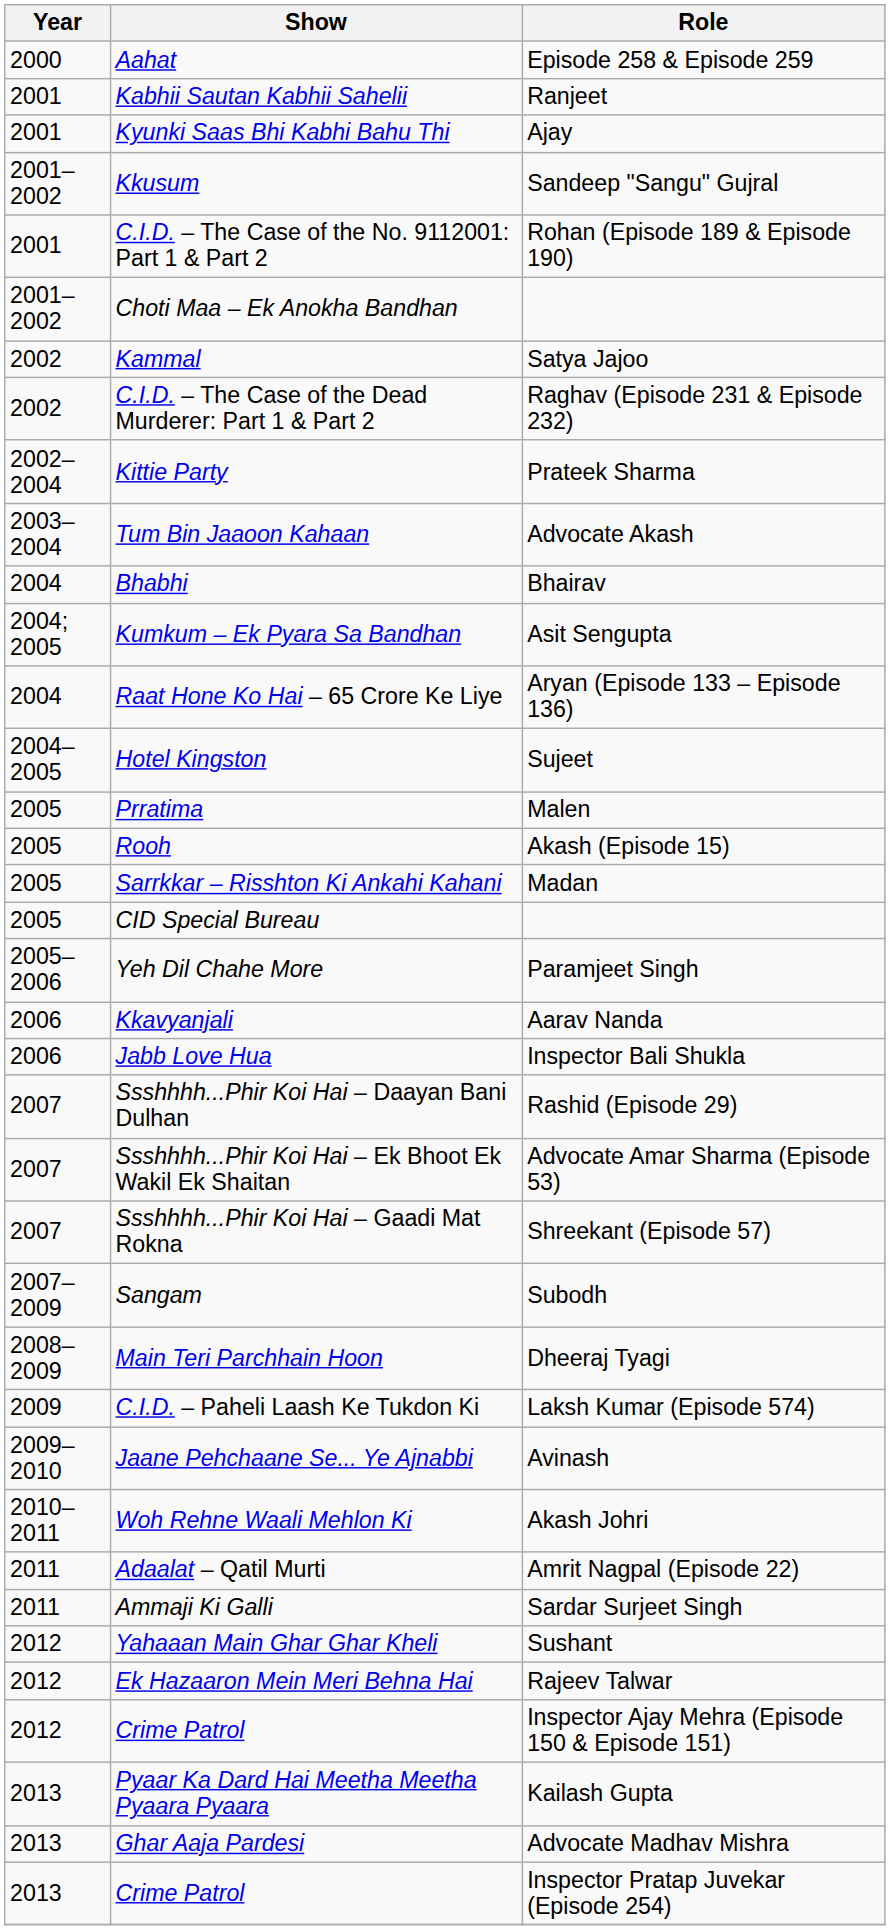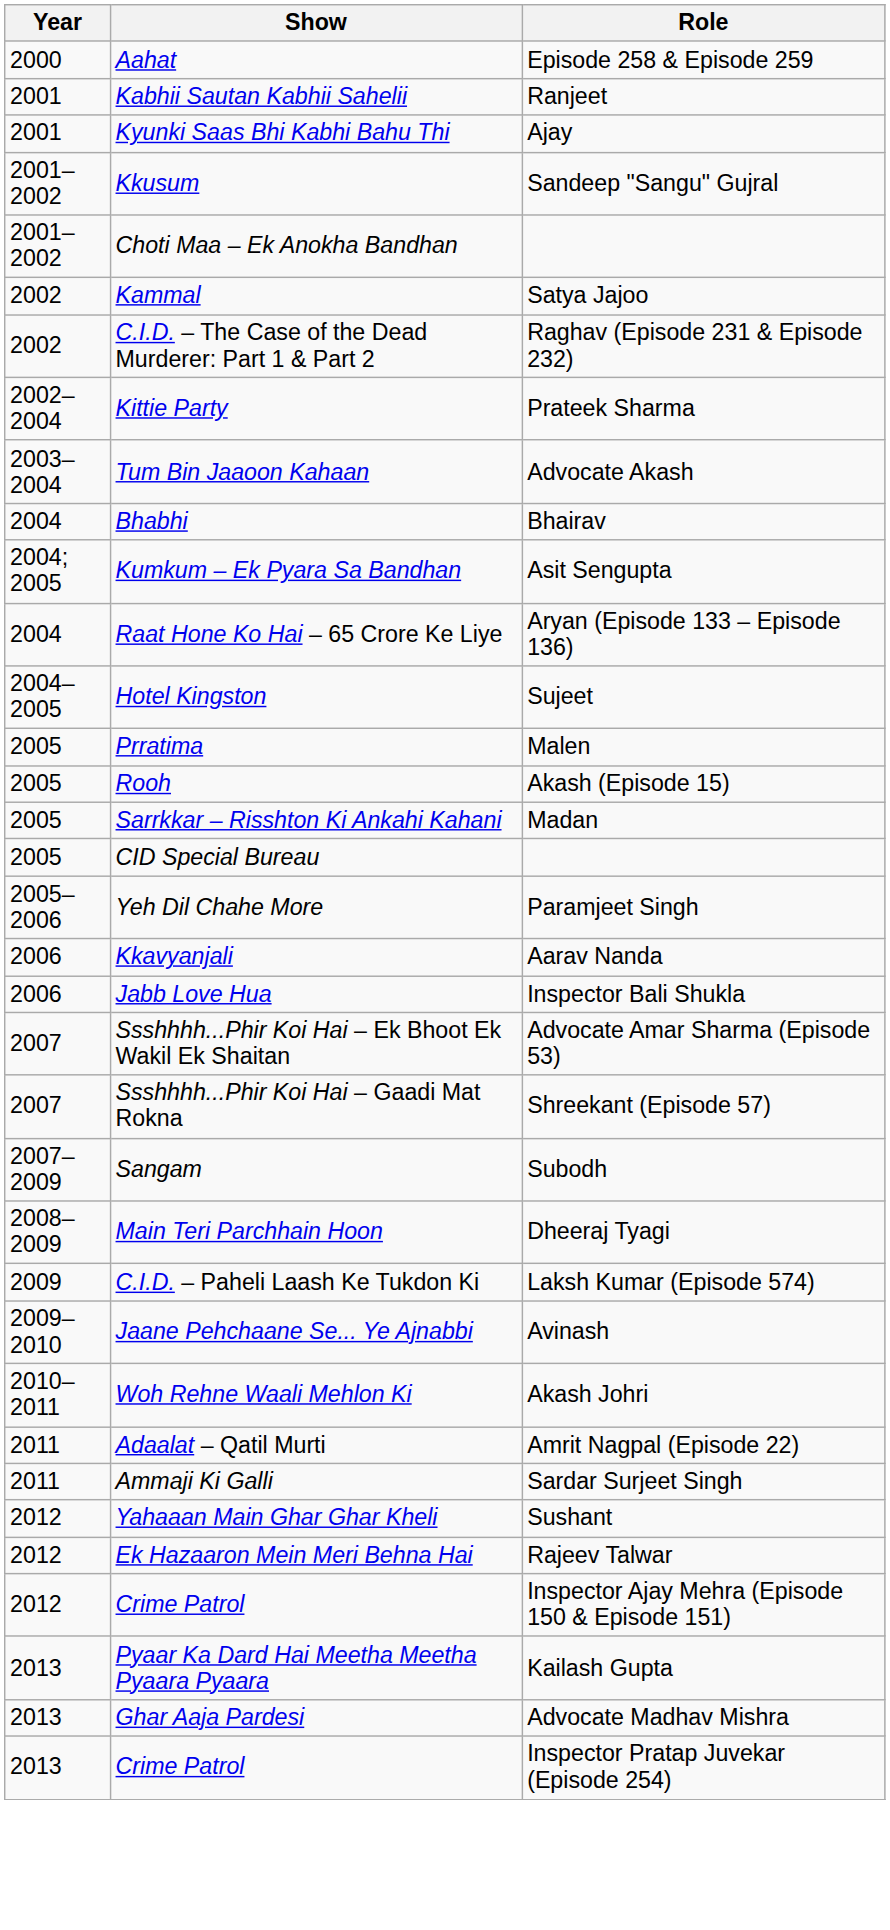- row: (312, 246)
- row: (311, 1106)
